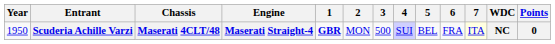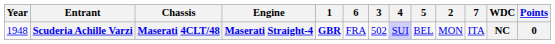columns swapped: (358, 13) <-> (453, 13)
(17, 30) 1950 -> (17, 30) 1948
(383, 30) 500 -> (379, 30) 502
(476, 30) lightyellow background -> (476, 30) no background
